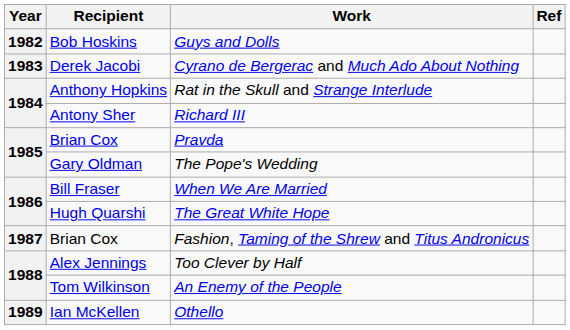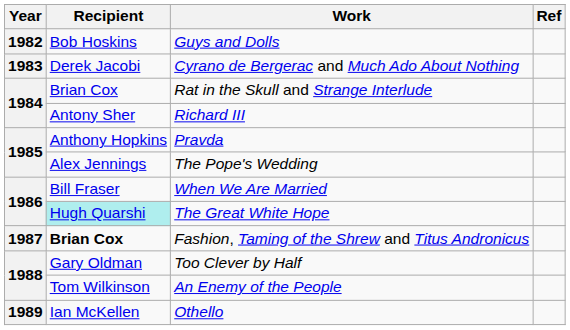(108, 90) Anthony Hopkins -> (84, 90) Brian Cox
(84, 139) Brian Cox -> (108, 139) Anthony Hopkins
(96, 164) Gary Oldman -> (98, 164) Alex Jennings
(98, 213) no background -> (98, 213) paleturquoise background
(84, 238) normal -> (86, 238) bold
(98, 262) Alex Jennings -> (96, 262) Gary Oldman
